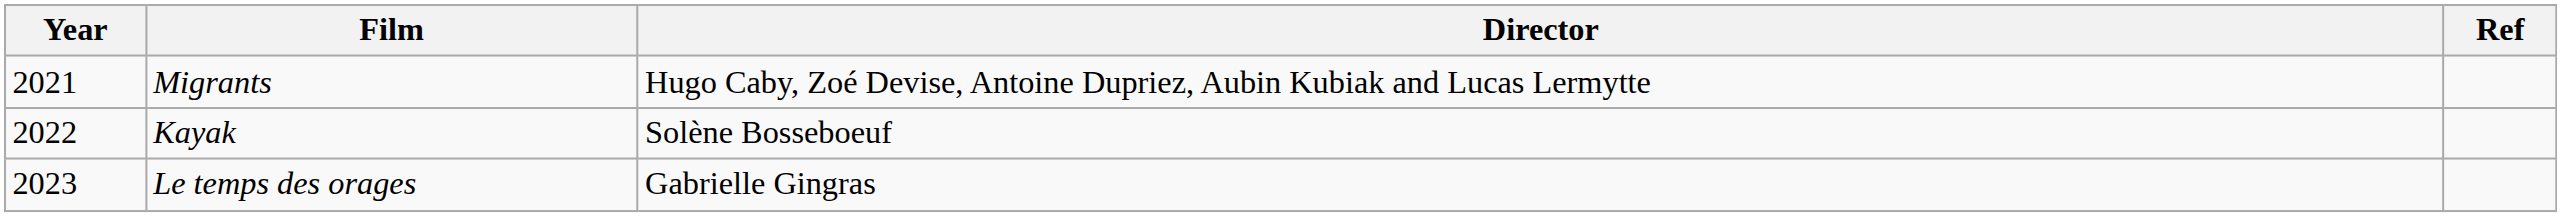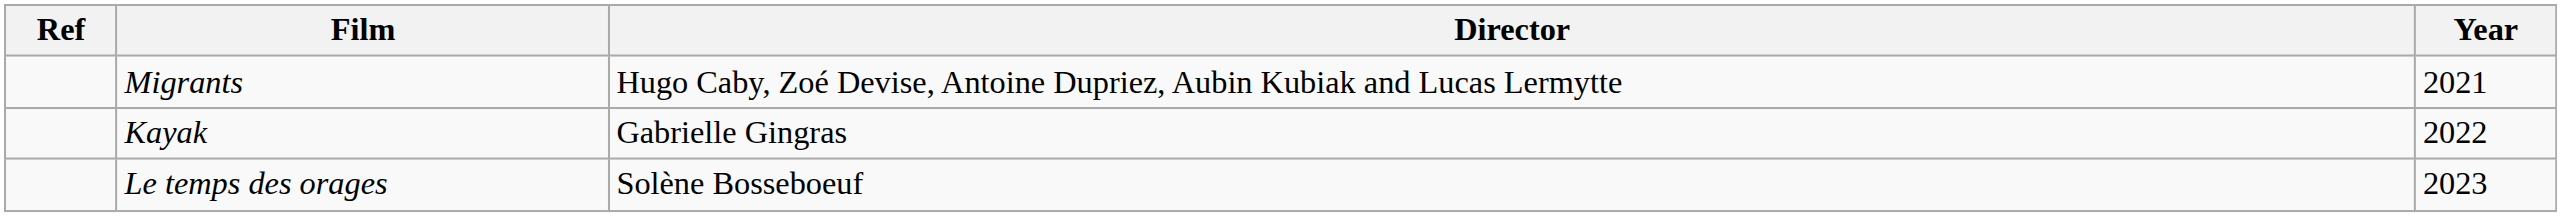columns swapped: (75, 30) <-> (2500, 30)
(768, 132) Solène Bosseboeuf -> (732, 132) Gabrielle Gingras
(760, 183) Gabrielle Gingras -> (740, 183) Solène Bosseboeuf
